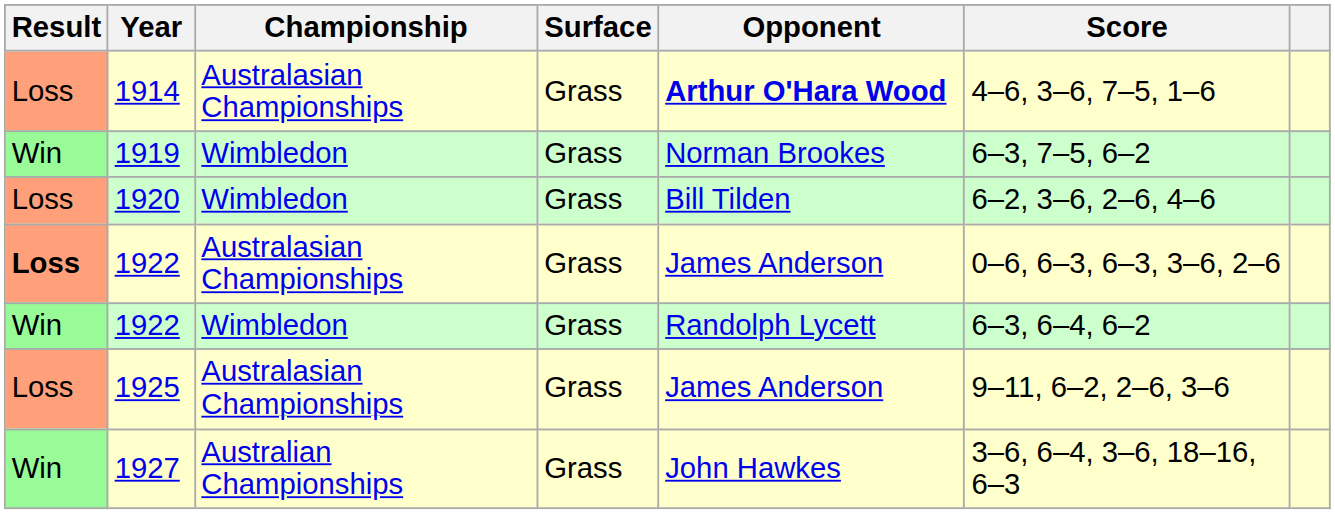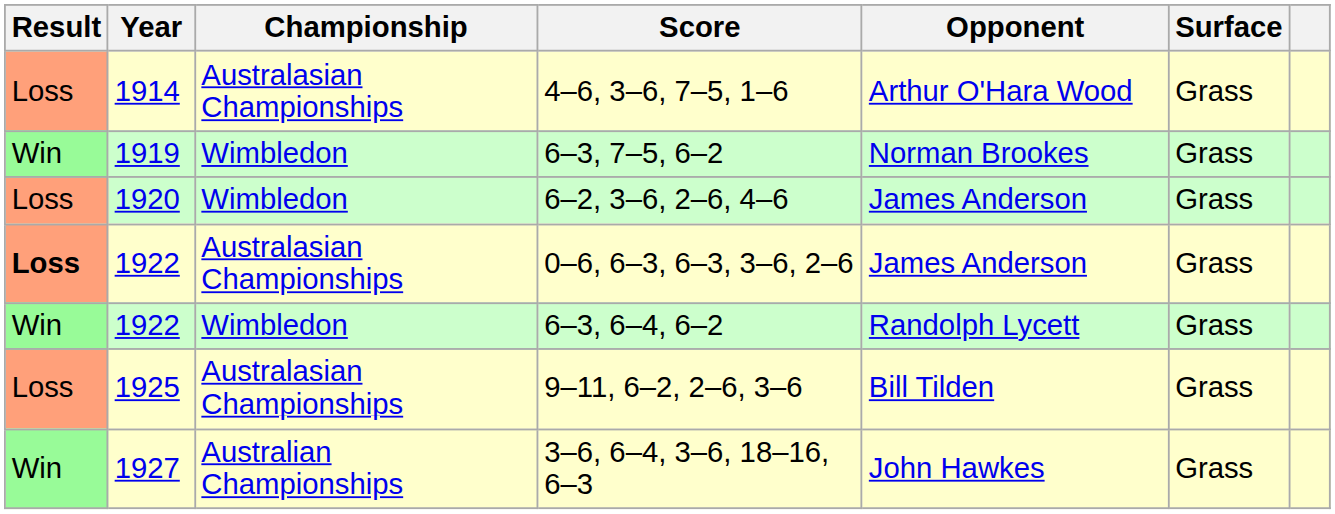columns swapped: (598, 27) <-> (1127, 27)
(806, 90) bold -> (1001, 90) normal
(728, 199) Bill Tilden -> (978, 199) James Anderson
(774, 388) James Anderson -> (932, 388) Bill Tilden
